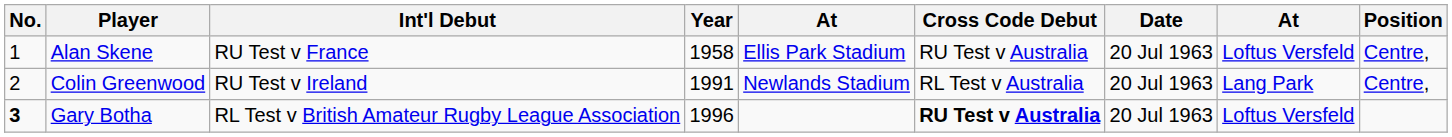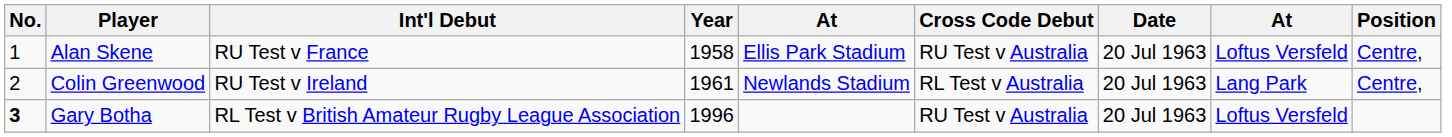(712, 83) 1991 -> (712, 83) 1961
(1010, 115) bold -> (1003, 115) normal
